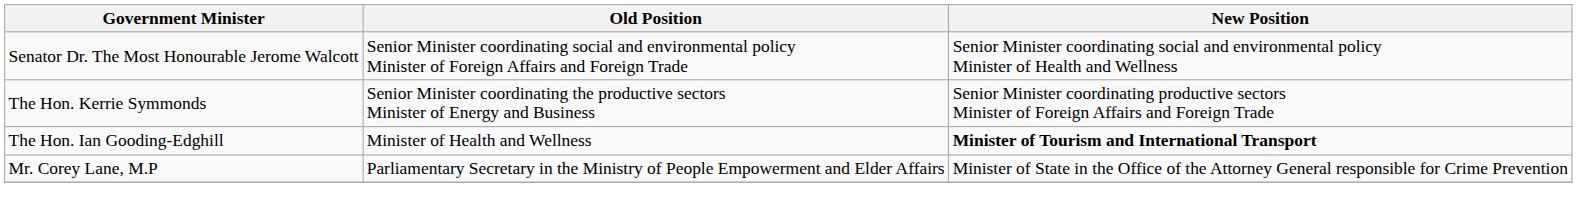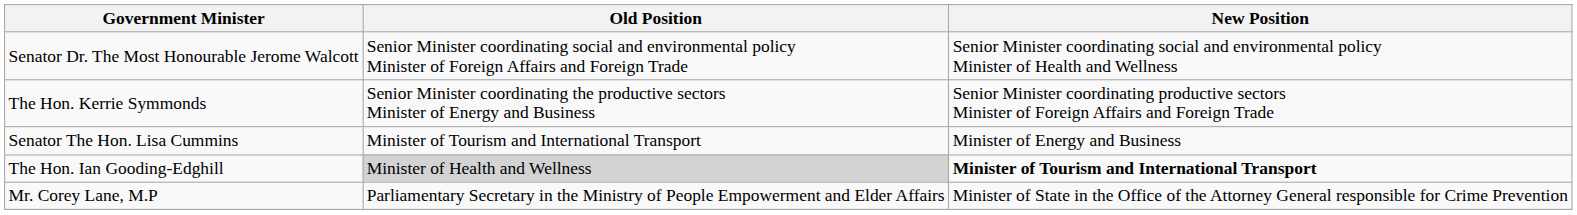+ row: (123, 140)
(479, 140) no background -> (479, 168) lightgrey background
